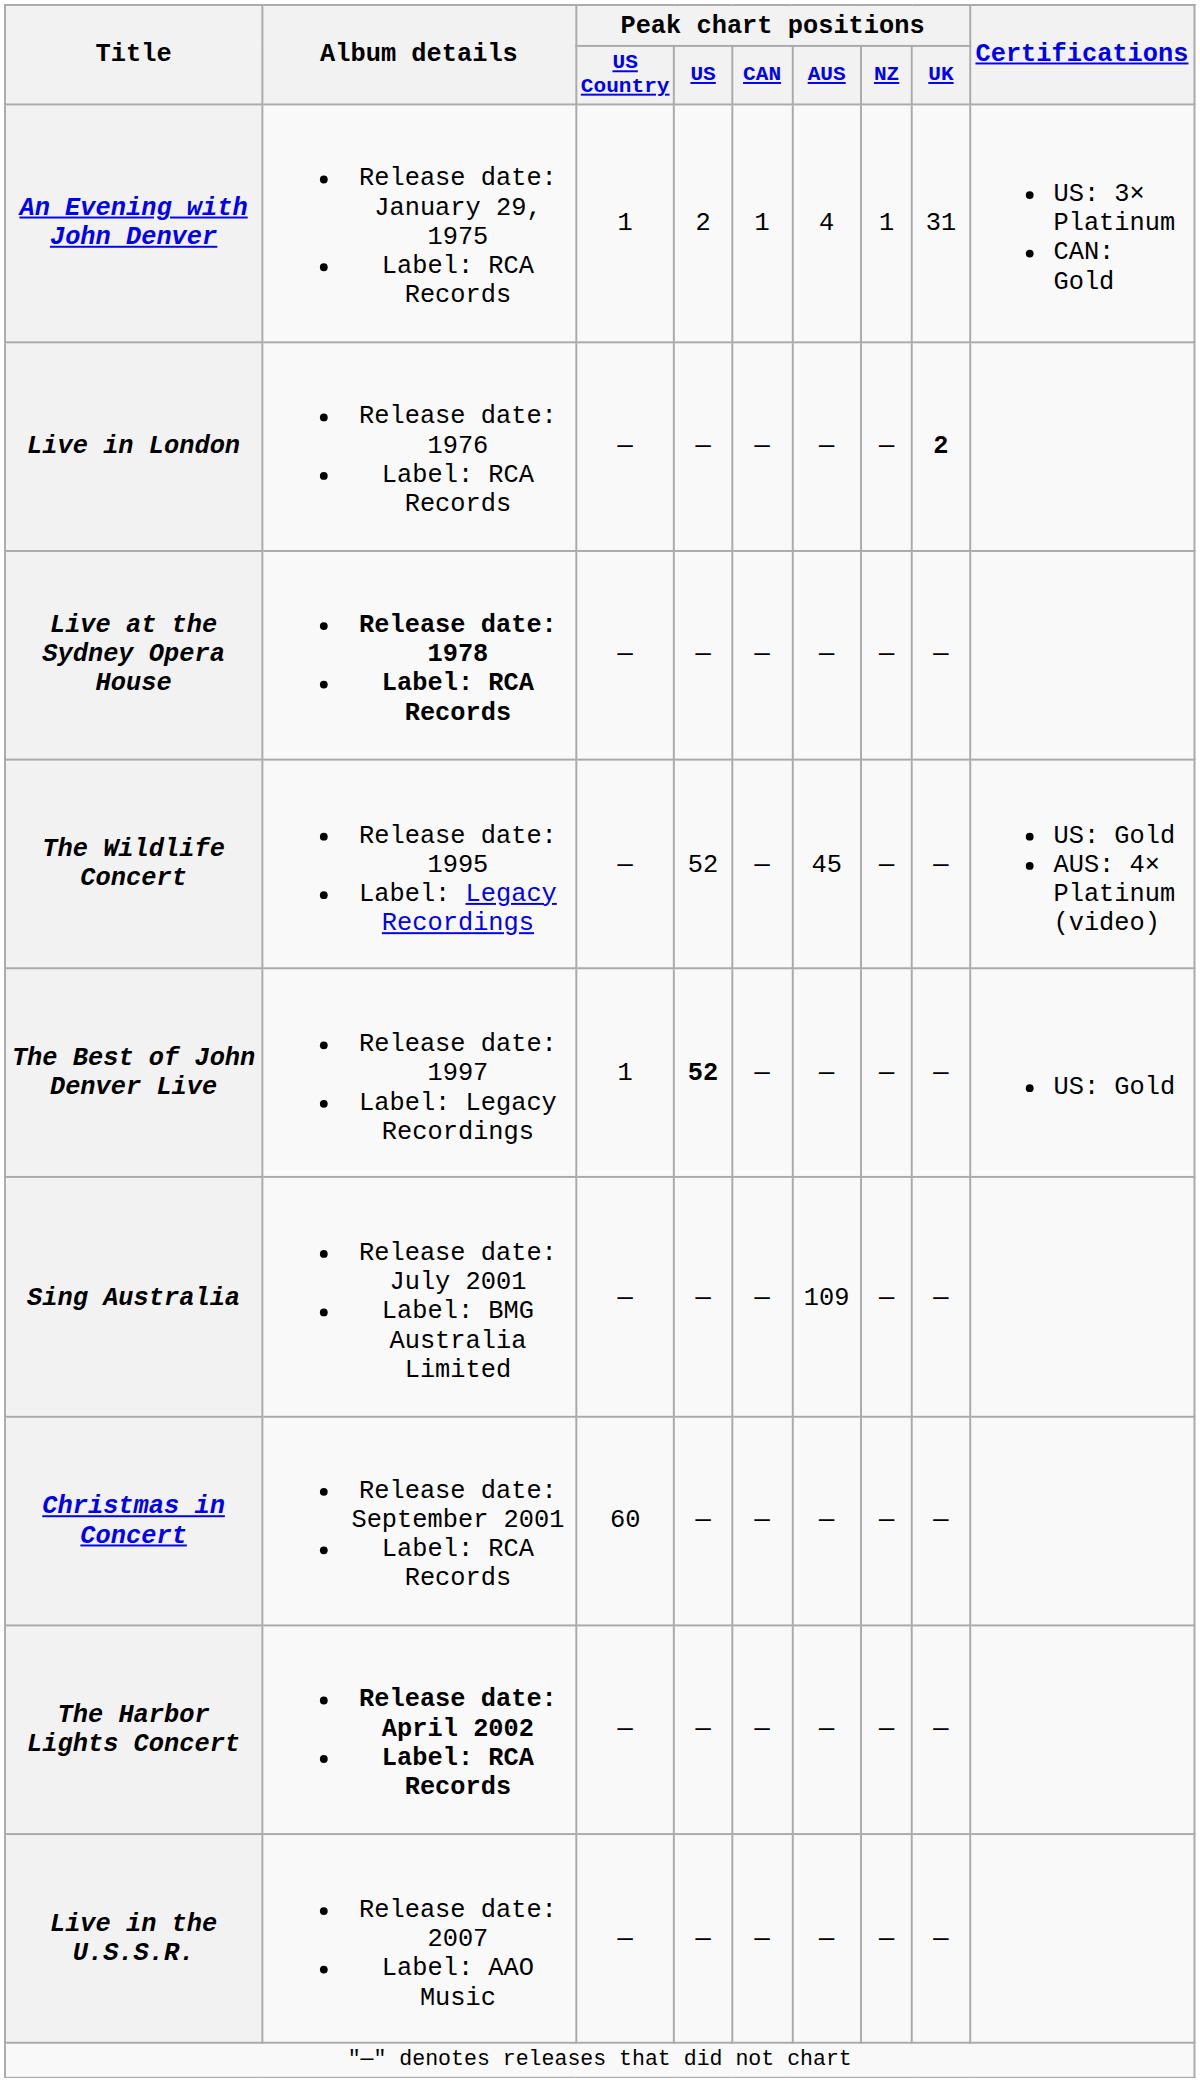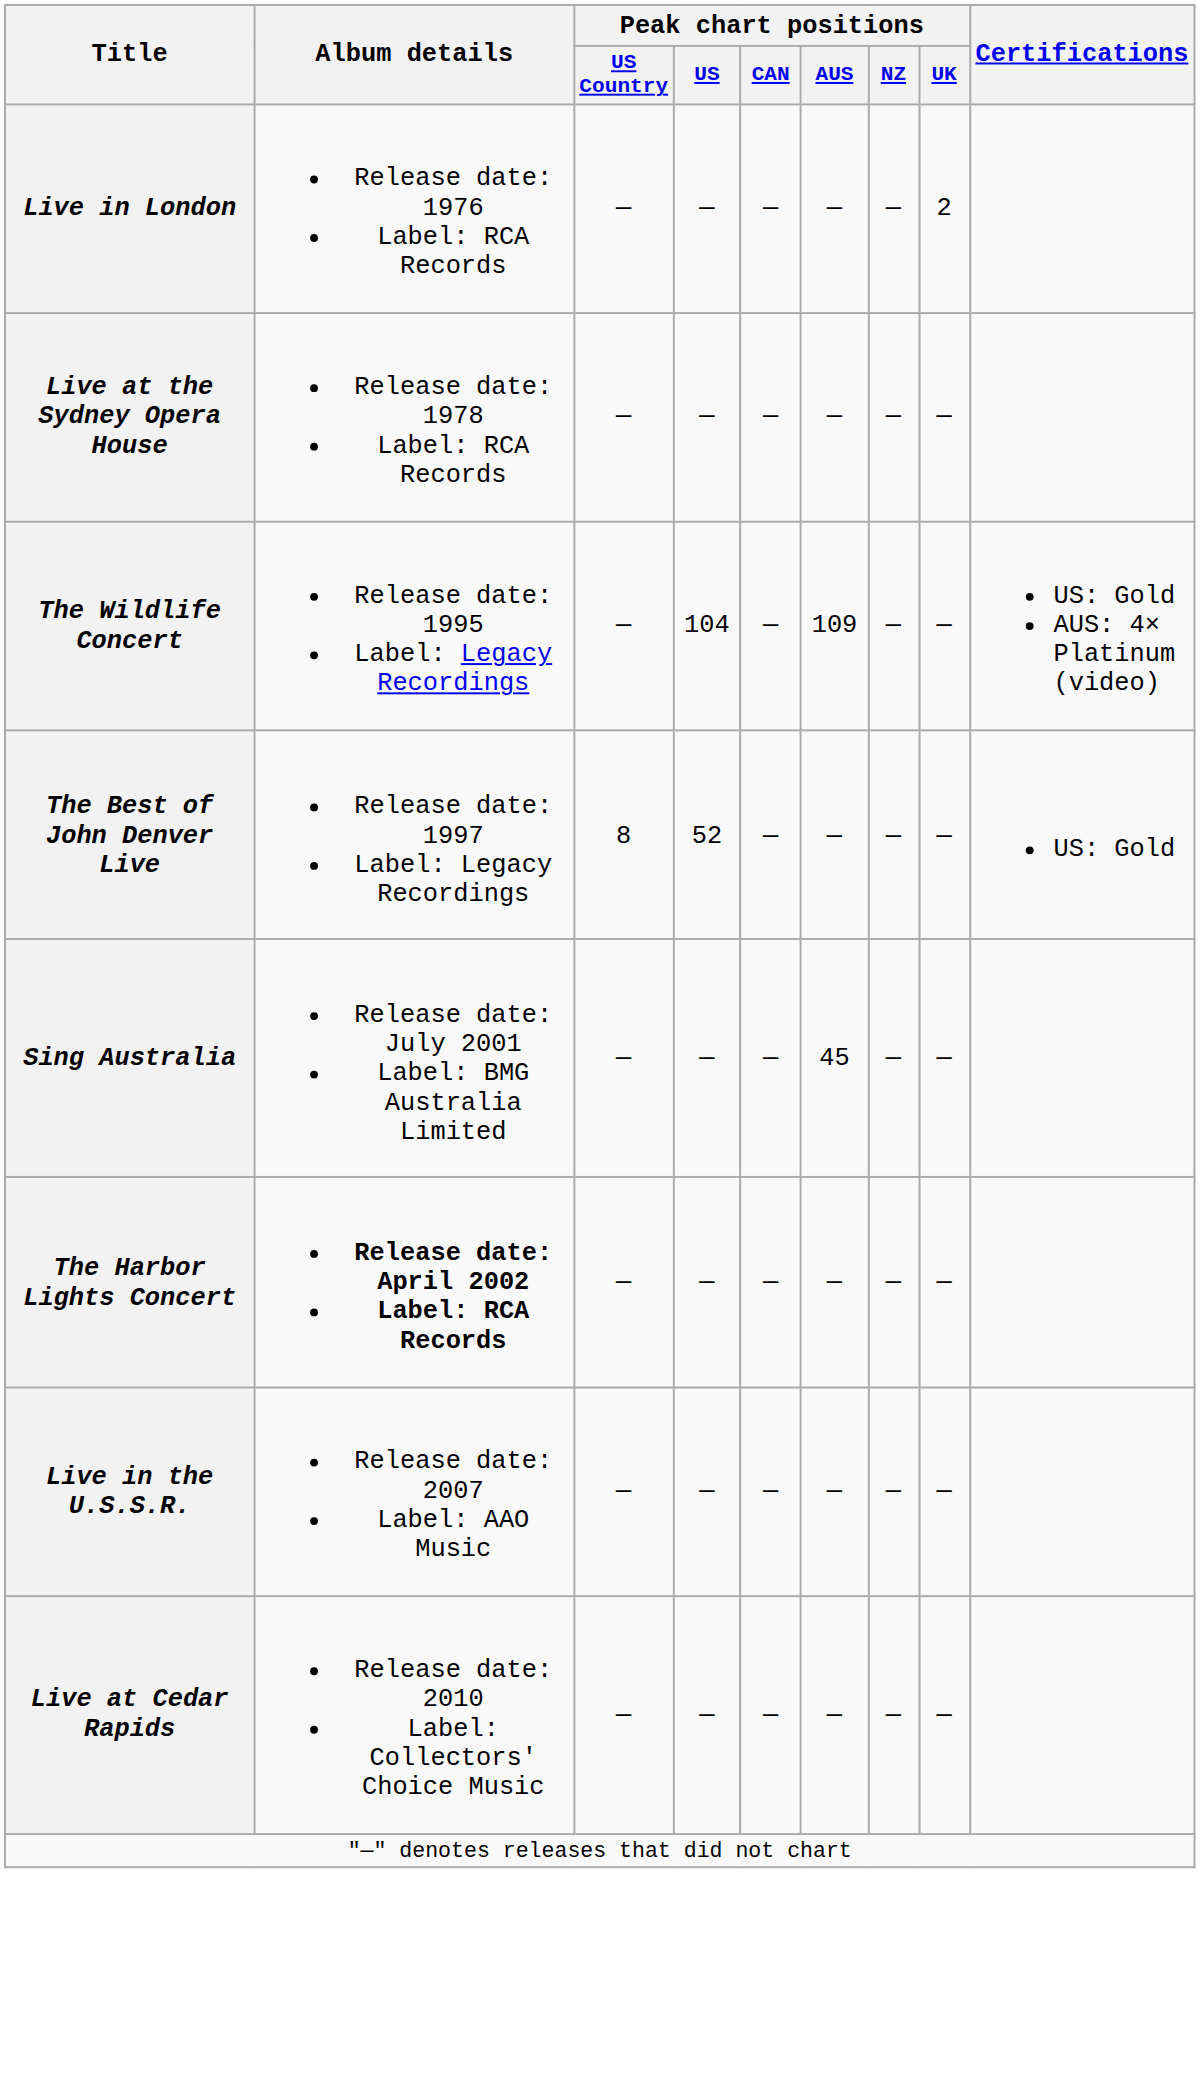- row: (134, 223)
(941, 446) bold -> (944, 208) normal
(419, 670) bold -> (414, 432) normal
(703, 864) 52 -> (707, 626) 104
(827, 864) 45 -> (834, 626) 109
(625, 1073) 1 -> (624, 835) 8
(703, 1073) bold -> (707, 835) normal
(827, 1297) 109 -> (834, 1059) 45
- row: (134, 1521)
+ row: (130, 1715)
